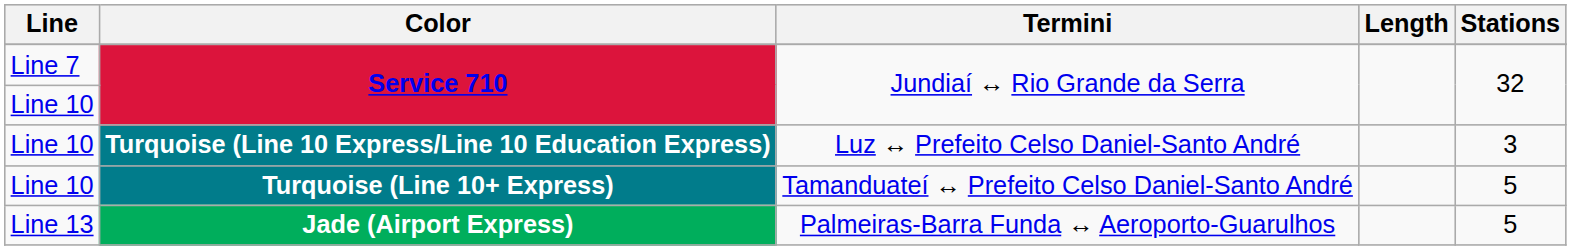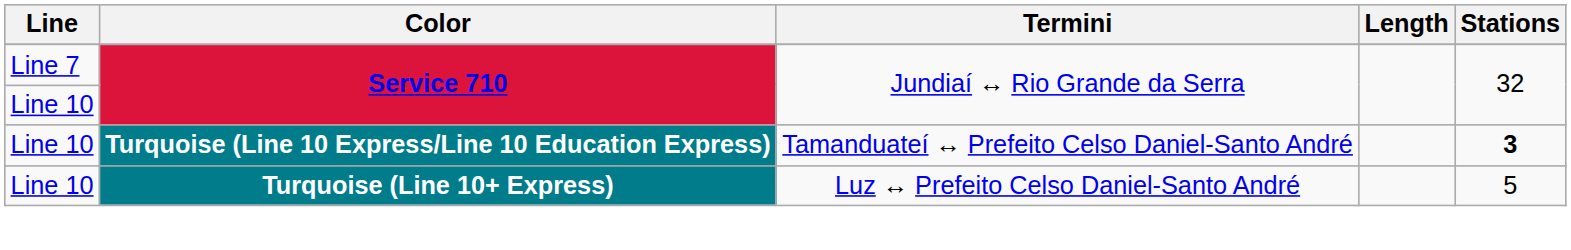(1068, 144) Luz ↔ Prefeito Celso Daniel-Santo André -> (1068, 144) Tamanduateí ↔ Prefeito Celso Daniel-Santo André
(1510, 144) normal -> (1510, 144) bold
(1068, 184) Tamanduateí ↔ Prefeito Celso Daniel-Santo André -> (1068, 184) Luz ↔ Prefeito Celso Daniel-Santo André
- row: (52, 225)
